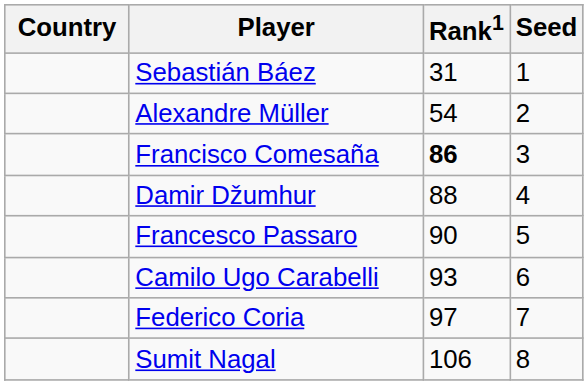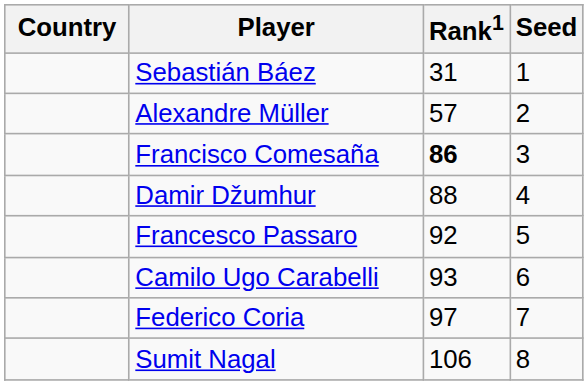(443, 113) 54 -> (443, 113) 57
(443, 236) 90 -> (443, 236) 92
